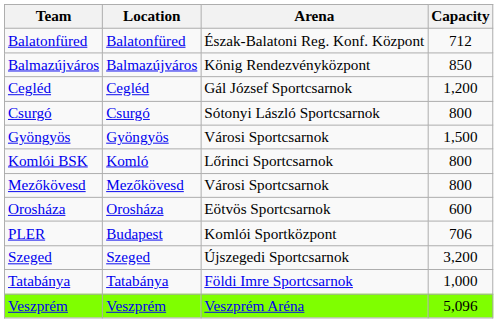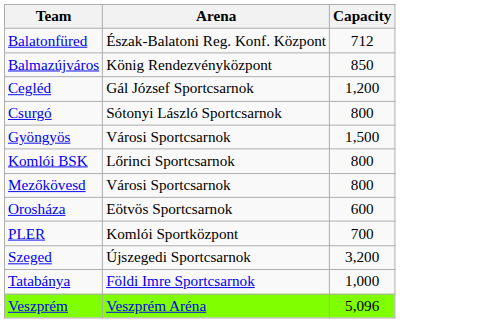- column: (152, 16)
(460, 233) 706 -> (362, 233) 700
